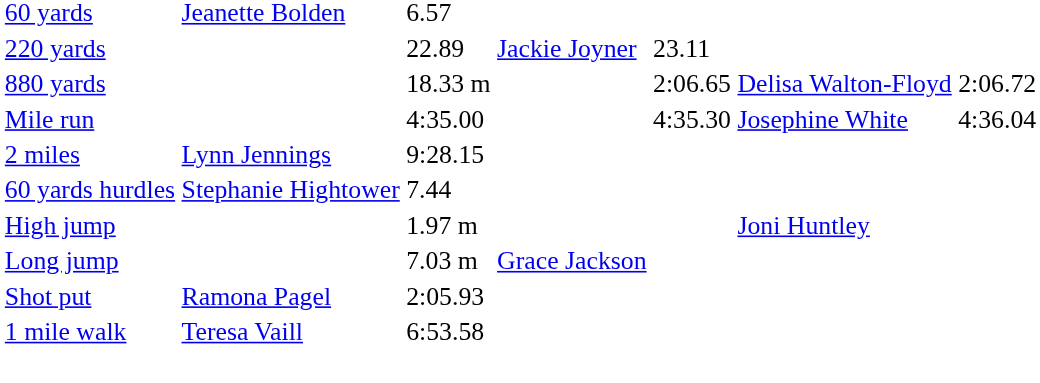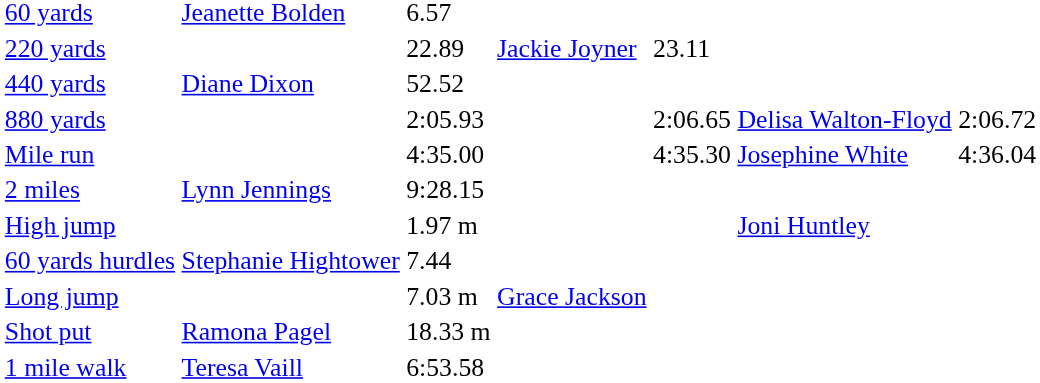+ row: (55, 83)
(448, 83) 18.33 m -> (445, 119) 2:05.93
rows swapped: (90, 190) <-> (60, 225)
(445, 296) 2:05.93 -> (448, 331) 18.33 m
